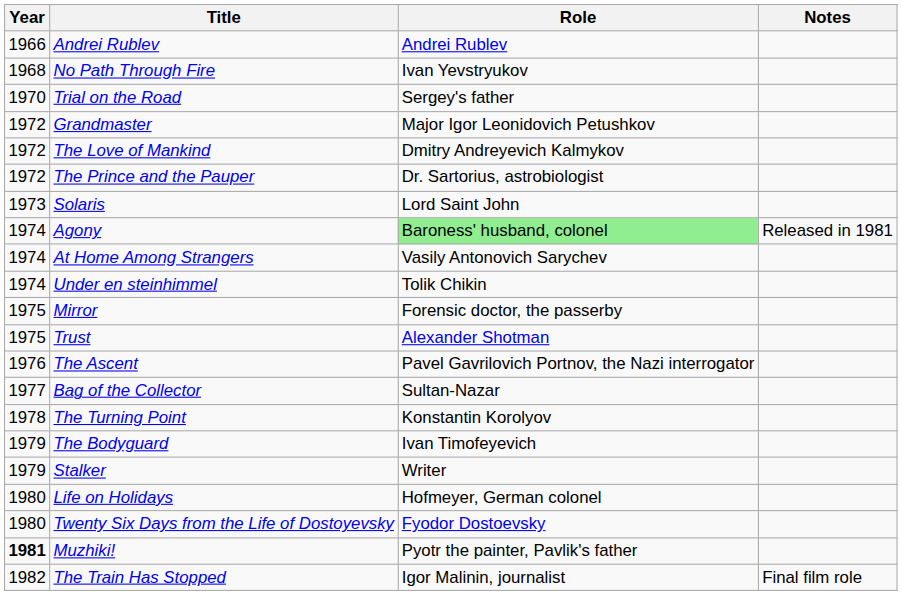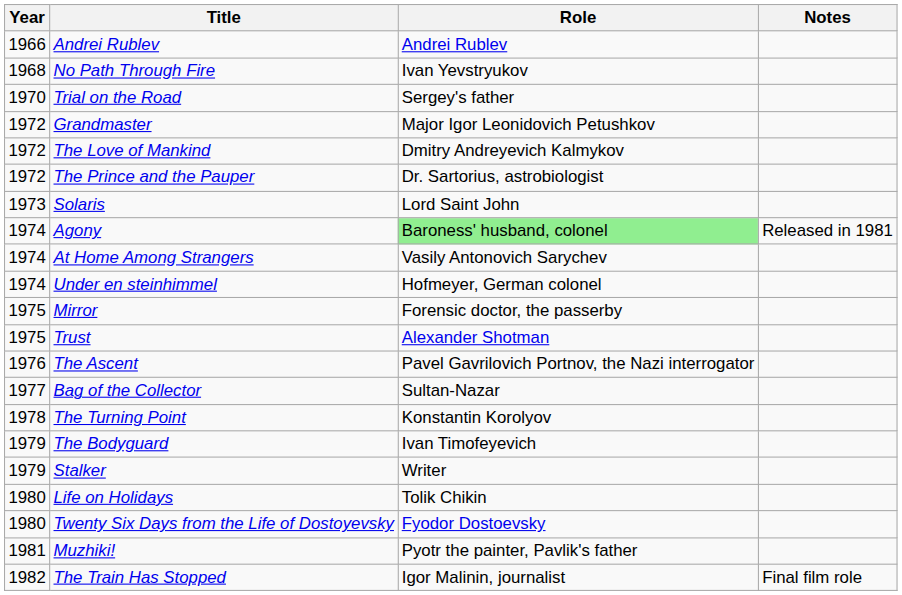(444, 284) Tolik Chikin -> (502, 284) Hofmeyer, German colonel
(502, 497) Hofmeyer, German colonel -> (444, 497) Tolik Chikin
(27, 550) bold -> (27, 550) normal
